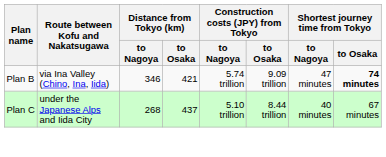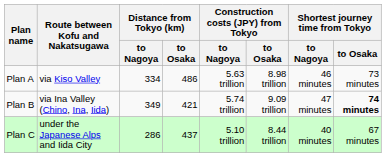+ row: (20, 79)
(153, 79) 346 -> (153, 104) 349
(153, 109) 268 -> (153, 135) 286
